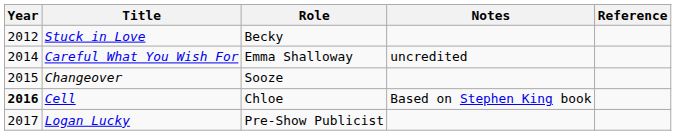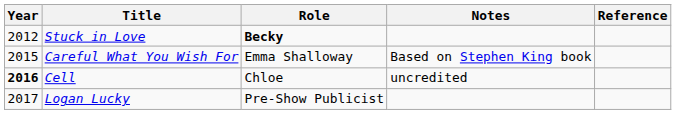(264, 36) normal -> (264, 36) bold
(23, 57) 2014 -> (23, 57) 2015
(429, 57) uncredited -> (491, 57) Based on Stephen King book
- row: (83, 78)
(491, 99) Based on Stephen King book -> (429, 78) uncredited
